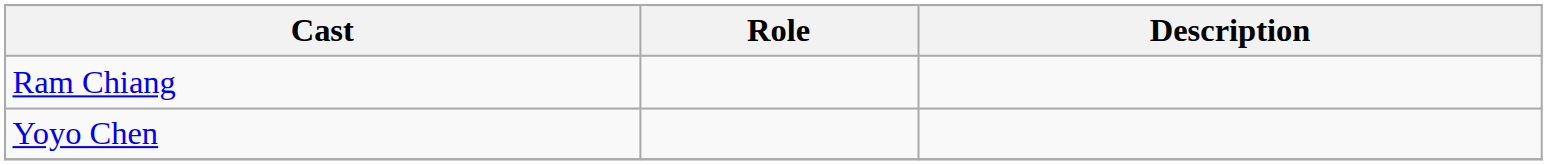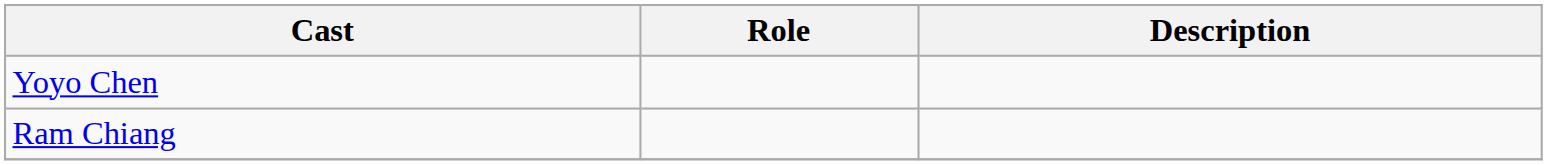rows swapped: (85, 133) <-> (94, 81)
